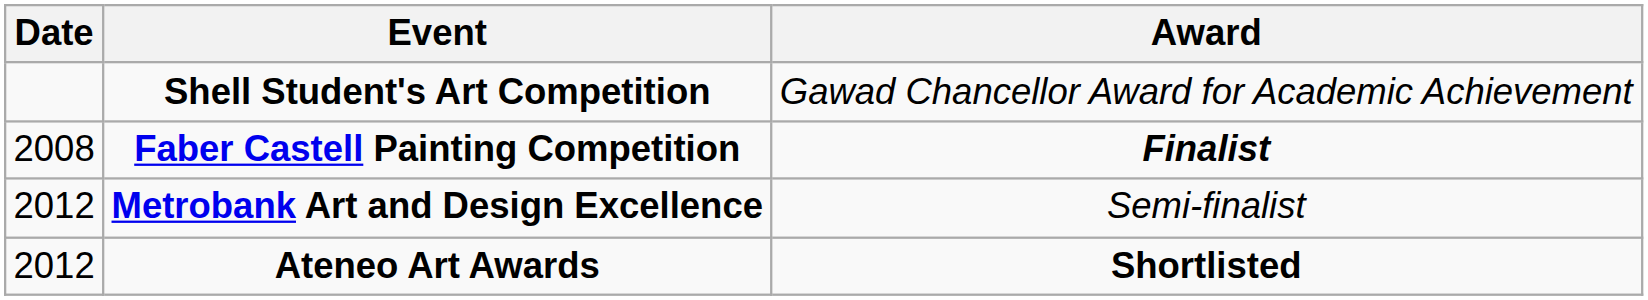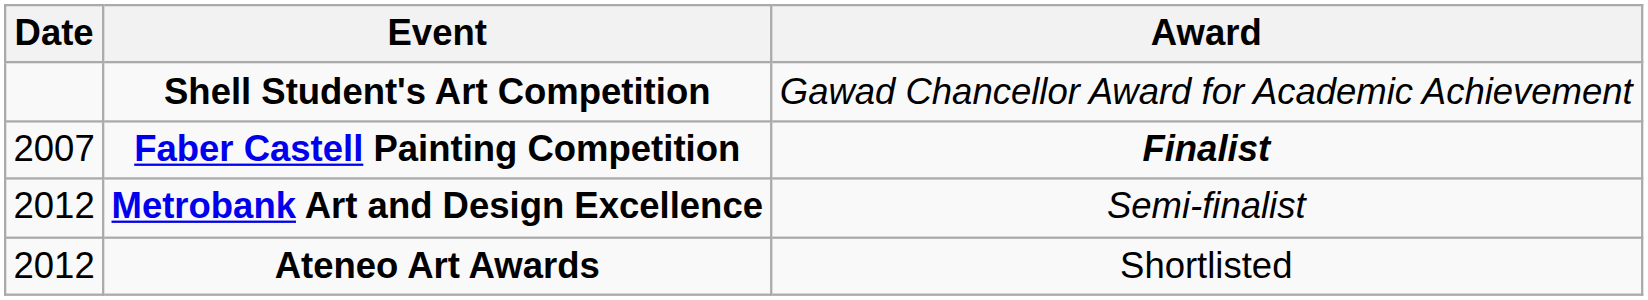(54, 149) 2008 -> (54, 149) 2007
(1206, 264) bold -> (1206, 264) normal
